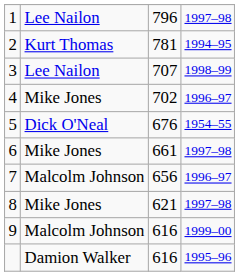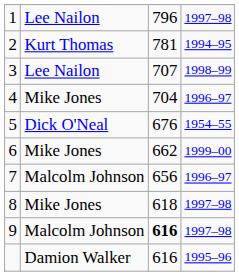(165, 97) 702 -> (165, 97) 704
(165, 151) 661 -> (165, 151) 662
(208, 151) 1997–98 -> (208, 151) 1999–00
(165, 204) 621 -> (165, 204) 618
(165, 230) normal -> (165, 230) bold
(208, 230) 1999–00 -> (208, 230) 1997–98
